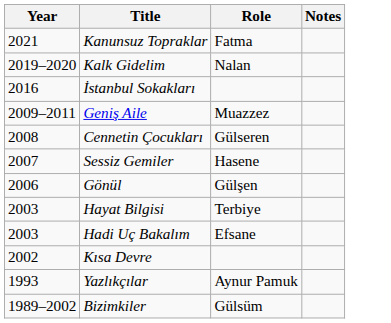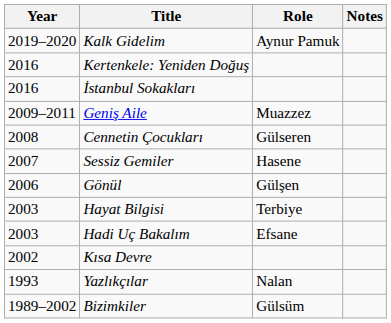- row: (145, 40)
(233, 64) Nalan -> (298, 40) Aynur Pamuk
+ row: (166, 64)
(256, 281) Aynur Pamuk -> (274, 281) Nalan
